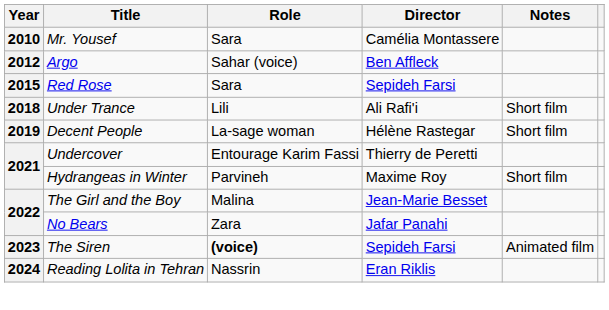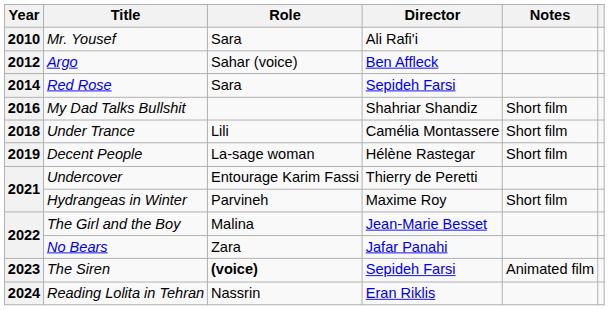(433, 39) Camélia Montassere -> (392, 39) Ali Rafi'i
(24, 85) 2015 -> (24, 85) 2014
+ row: (116, 108)
(392, 108) Ali Rafi'i -> (433, 131) Camélia Montassere
